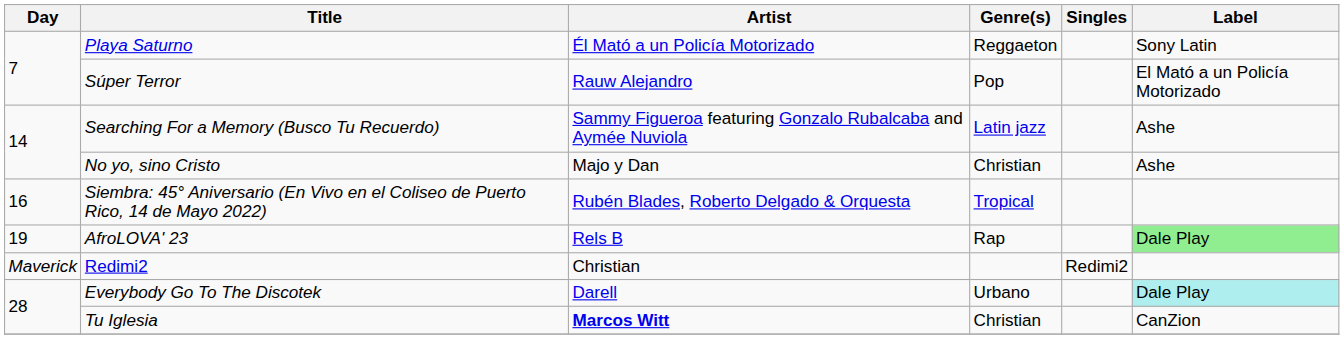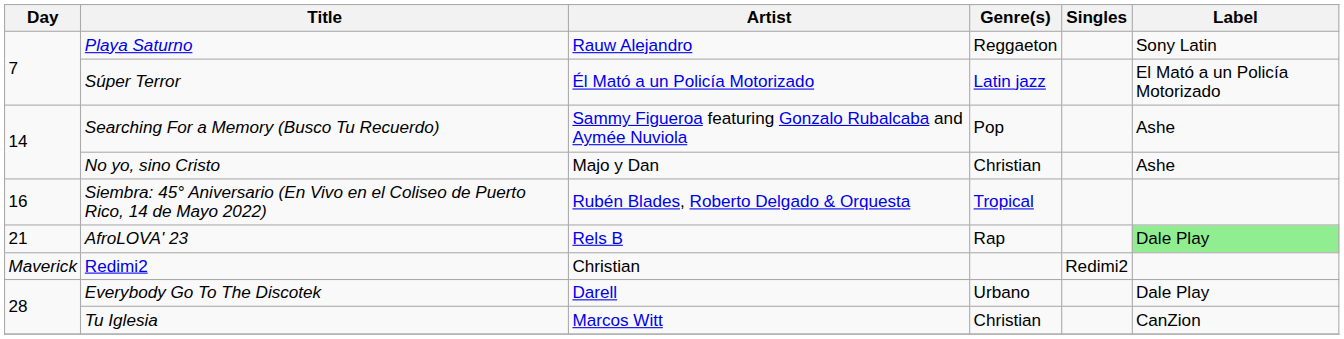(693, 45) Él Mató a un Policía Motorizado -> (632, 45) Rauw Alejandro
(632, 82) Rauw Alejandro -> (693, 82) Él Mató a un Policía Motorizado
(989, 82) Pop -> (1010, 82) Latin jazz
(1010, 128) Latin jazz -> (989, 128) Pop
(18, 238) 19 -> (18, 238) 21
(1173, 293) paleturquoise background -> (1173, 293) no background
(621, 320) bold -> (618, 320) normal
